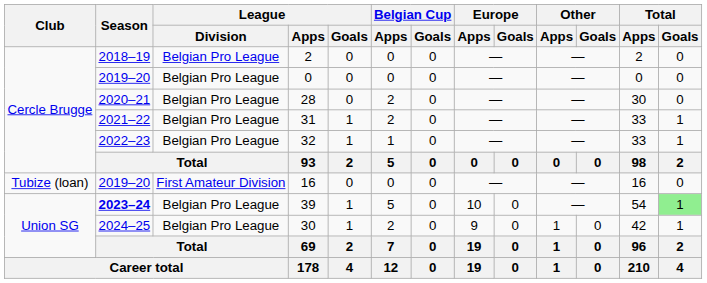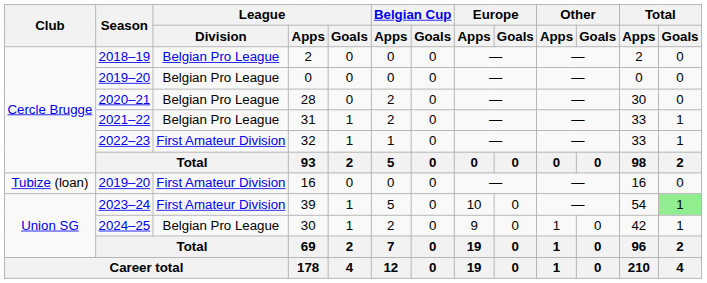(221, 141) Belgian Pro League -> (221, 141) First Amateur Division
(124, 204) bold -> (124, 204) normal
(221, 204) Belgian Pro League -> (221, 204) First Amateur Division
